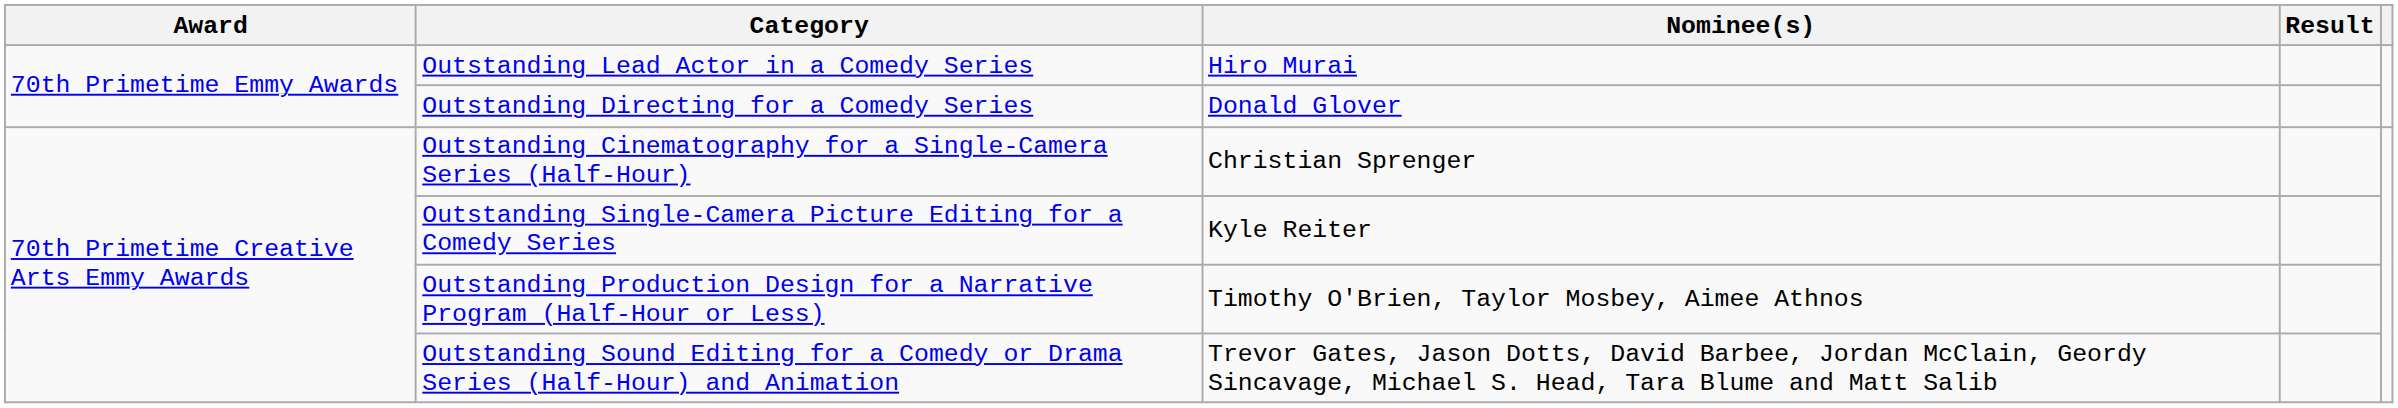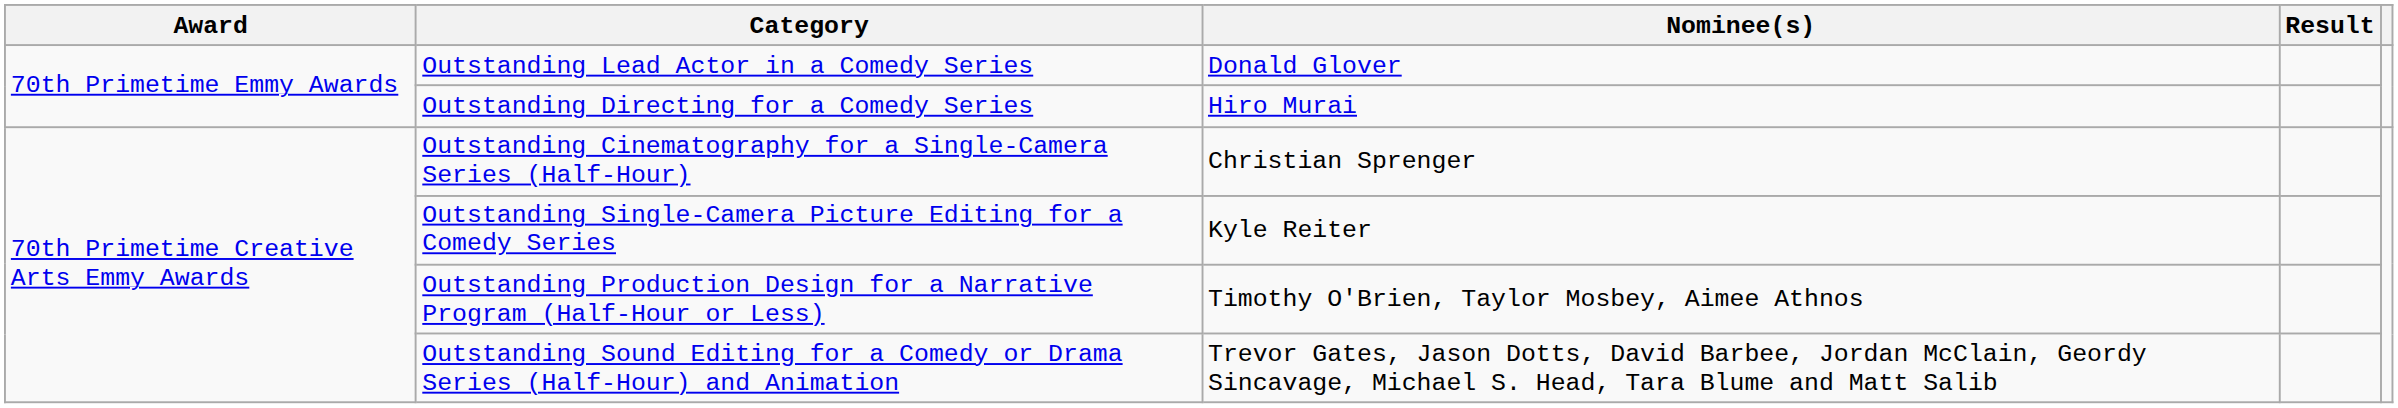(1282, 66) Hiro Murai -> (1305, 66) Donald Glover
(1305, 106) Donald Glover -> (1282, 106) Hiro Murai
